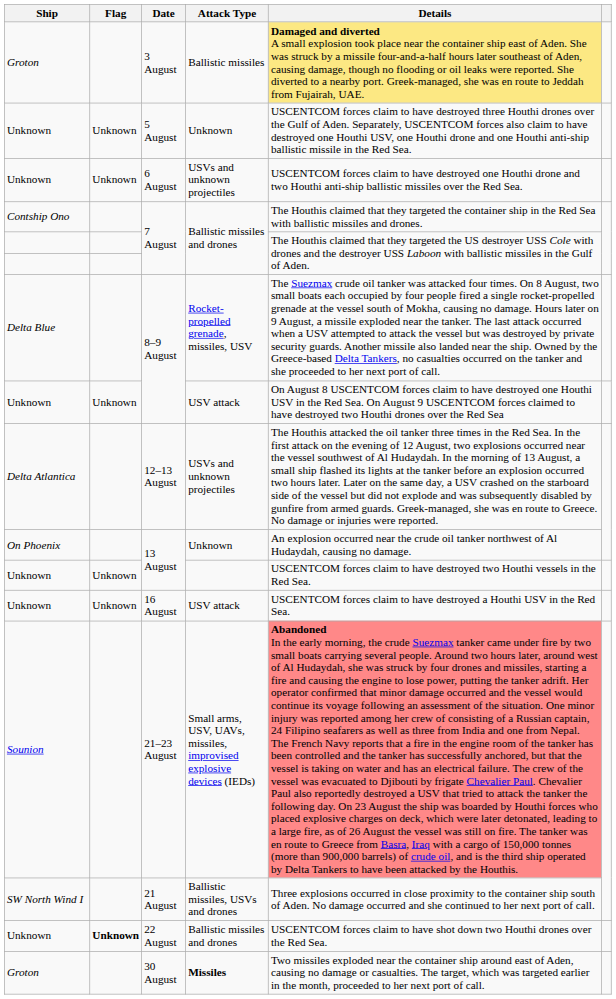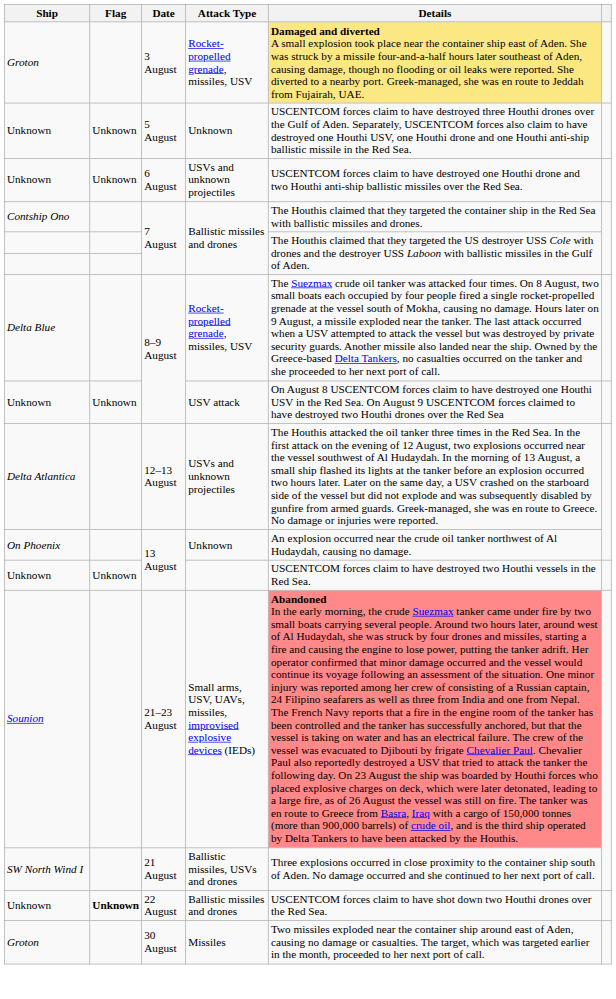(226, 62) Ballistic missiles -> (220, 62) Rocket-propelled grenade, missiles, USV
- row: (29, 605)
(207, 972) bold -> (207, 942) normal
